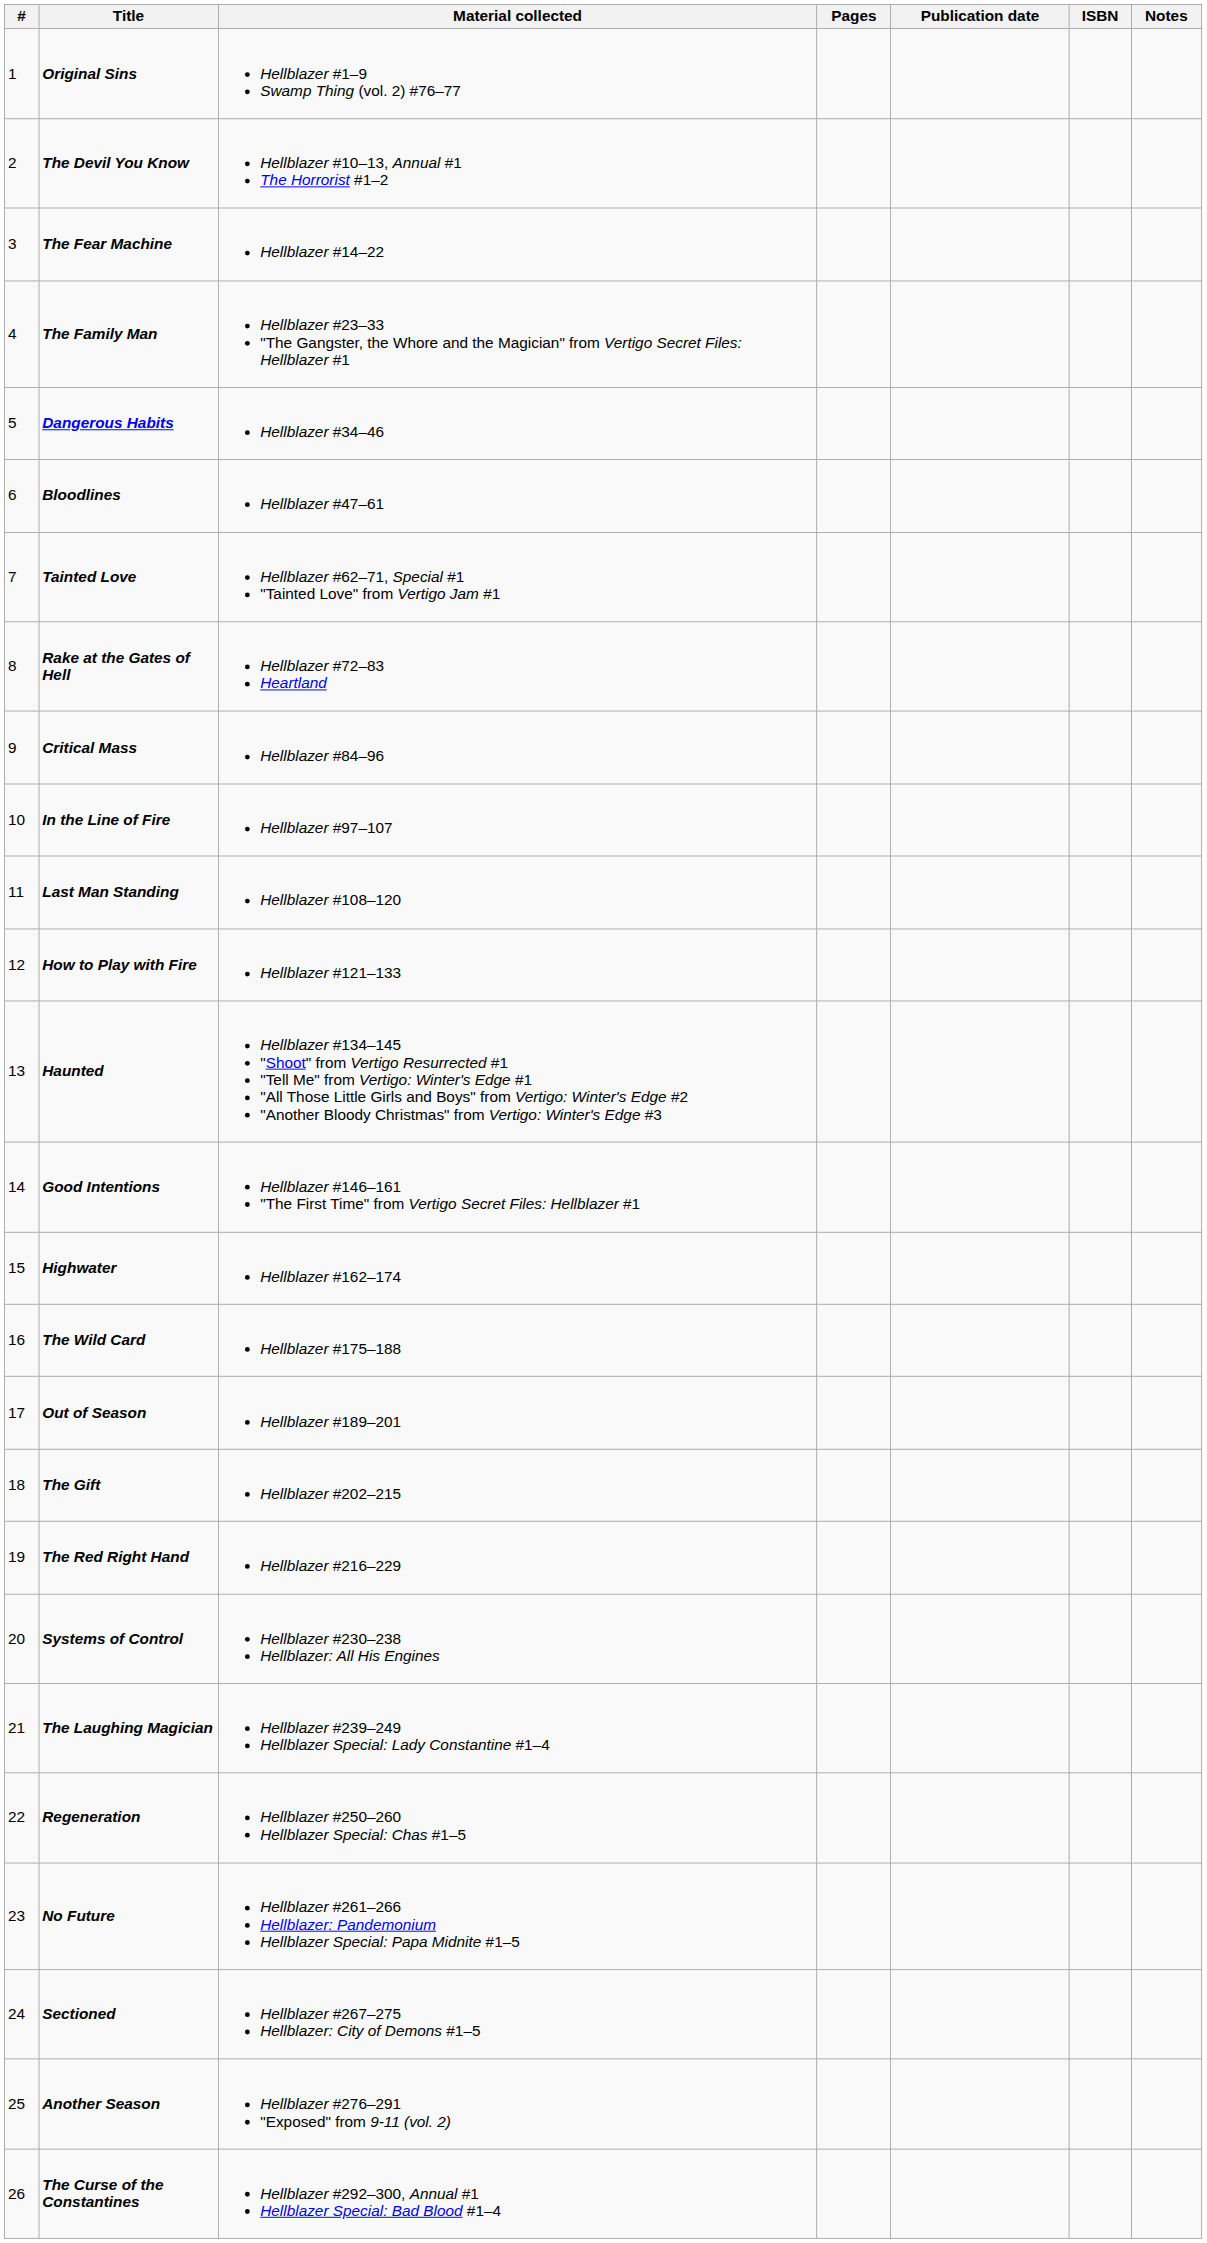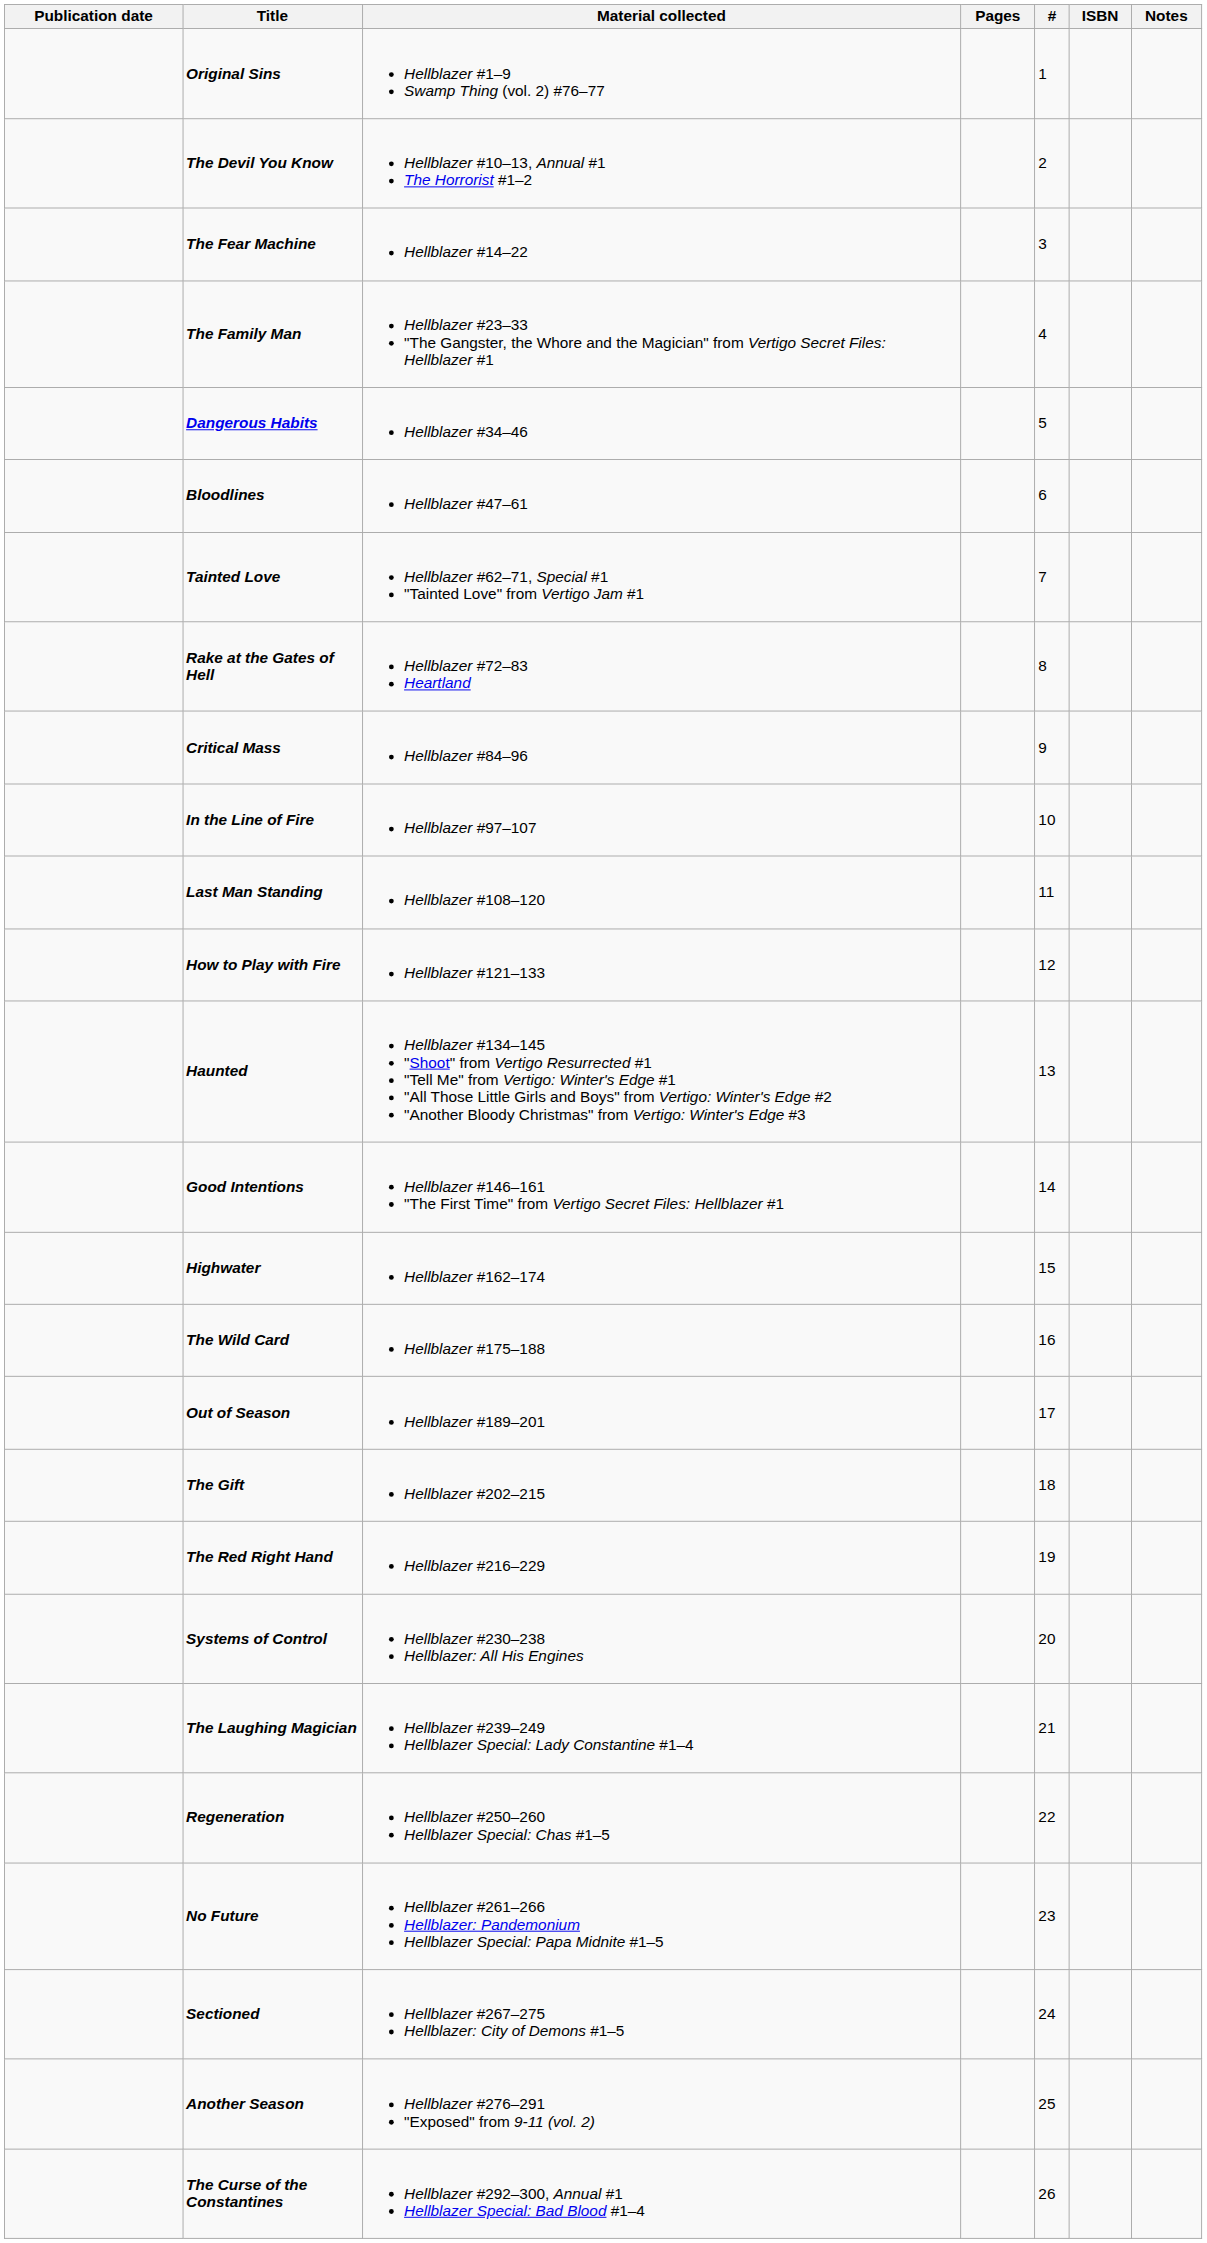columns swapped: (22, 16) <-> (980, 16)
